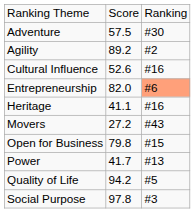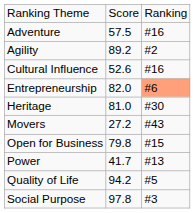(154, 32) #30 -> (154, 32) #16
(120, 106) 41.1 -> (120, 106) 81.0
(154, 106) #16 -> (154, 106) #30
